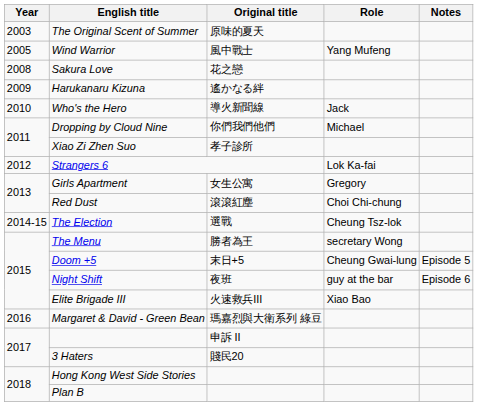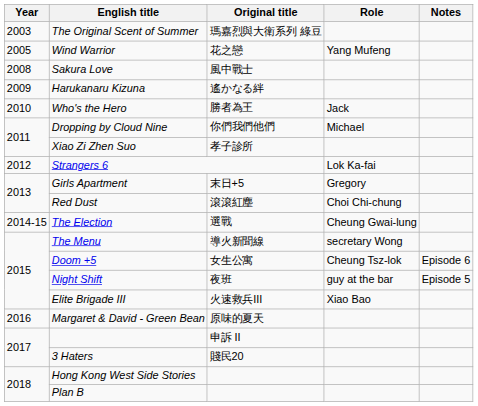(237, 31) 原味的夏天 -> (266, 31) 瑪嘉烈與大衛系列 綠豆
(232, 50) 風中戰士 -> (226, 50) 花之戀
(226, 69) 花之戀 -> (232, 69) 風中戰士
(237, 108) 導火新聞線 -> (232, 108) 勝者為王
(232, 183) 女生公寓 -> (227, 183) 末日+5
(364, 222) Cheung Tsz-lok -> (372, 222) Cheung Gwai-lung
(232, 241) 勝者為王 -> (237, 241) 導火新聞線
(227, 260) 末日+5 -> (232, 260) 女生公寓
(372, 260) Cheung Gwai-lung -> (364, 260) Cheung Tsz-lok
(446, 260) Episode 5 -> (446, 260) Episode 6
(446, 280) Episode 6 -> (446, 280) Episode 5
(266, 318) 瑪嘉烈與大衛系列 綠豆 -> (237, 318) 原味的夏天
